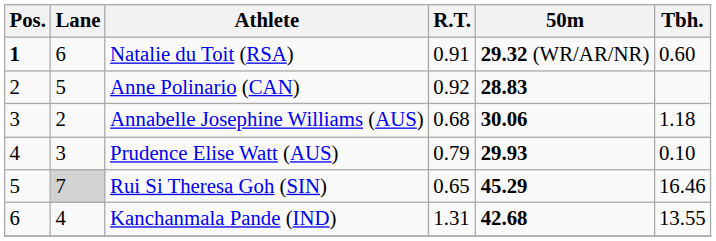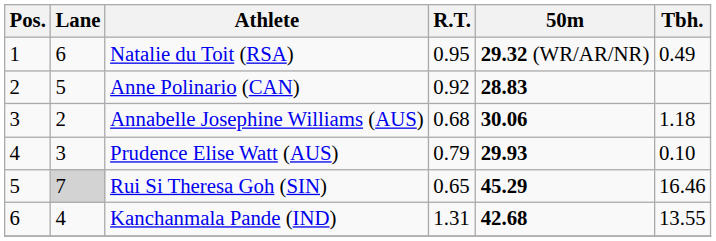(15, 53) bold -> (15, 53) normal
(452, 53) 0.91 -> (452, 53) 0.95
(677, 53) 0.60 -> (677, 53) 0.49
